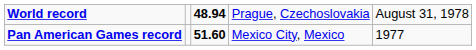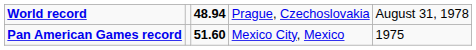(390, 34) 1977 -> (390, 34) 1975
